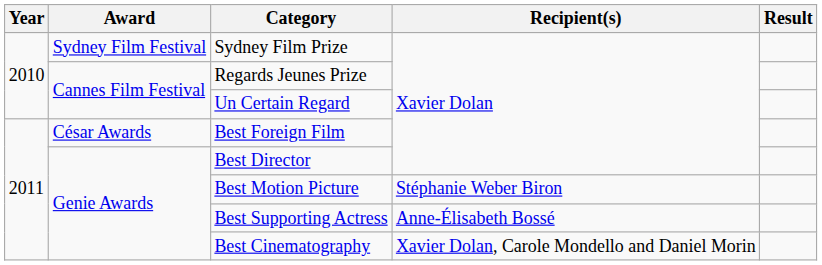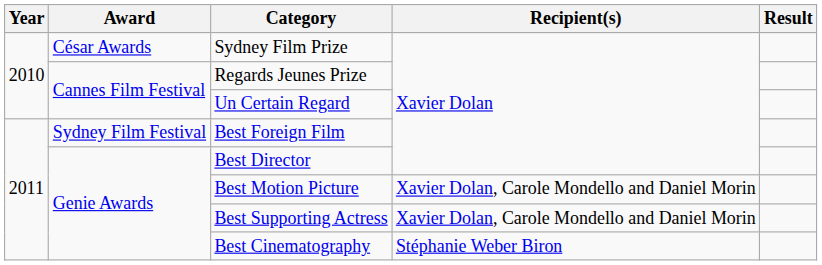(129, 47) Sydney Film Festival -> (102, 47) César Awards
(102, 132) César Awards -> (129, 132) Sydney Film Festival
(479, 189) Stéphanie Weber Biron -> (576, 189) Xavier Dolan, Carole Mondello and Daniel Morin
(475, 217) Anne-Élisabeth Bossé -> (576, 217) Xavier Dolan, Carole Mondello and Daniel Morin
(576, 246) Xavier Dolan, Carole Mondello and Daniel Morin -> (479, 246) Stéphanie Weber Biron
